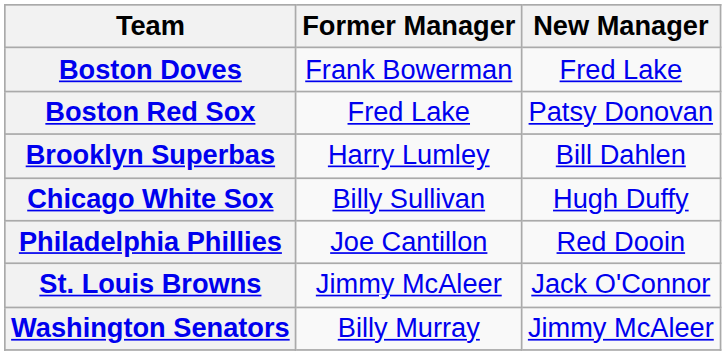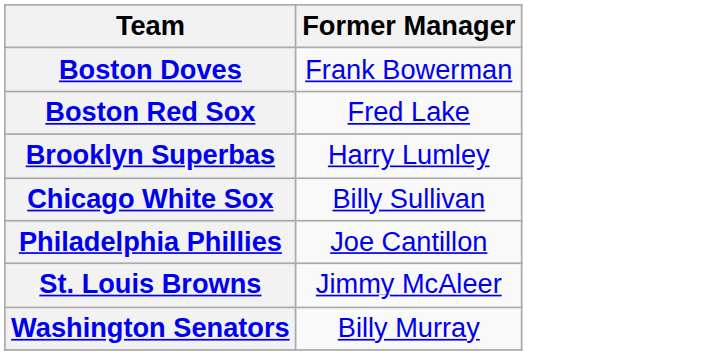- column: (621, 26)
